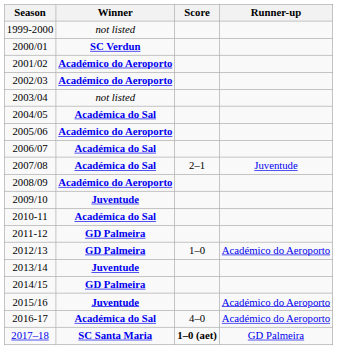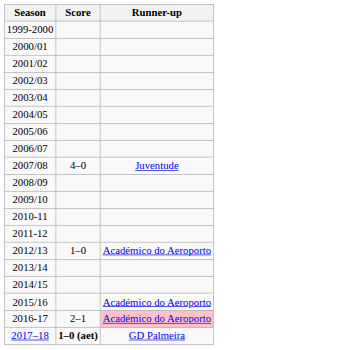- column: (115, 13)
(197, 166) 2–1 -> (78, 166) 4–0
(197, 319) 4–0 -> (78, 319) 2–1
(276, 319) no background -> (157, 319) pink background
